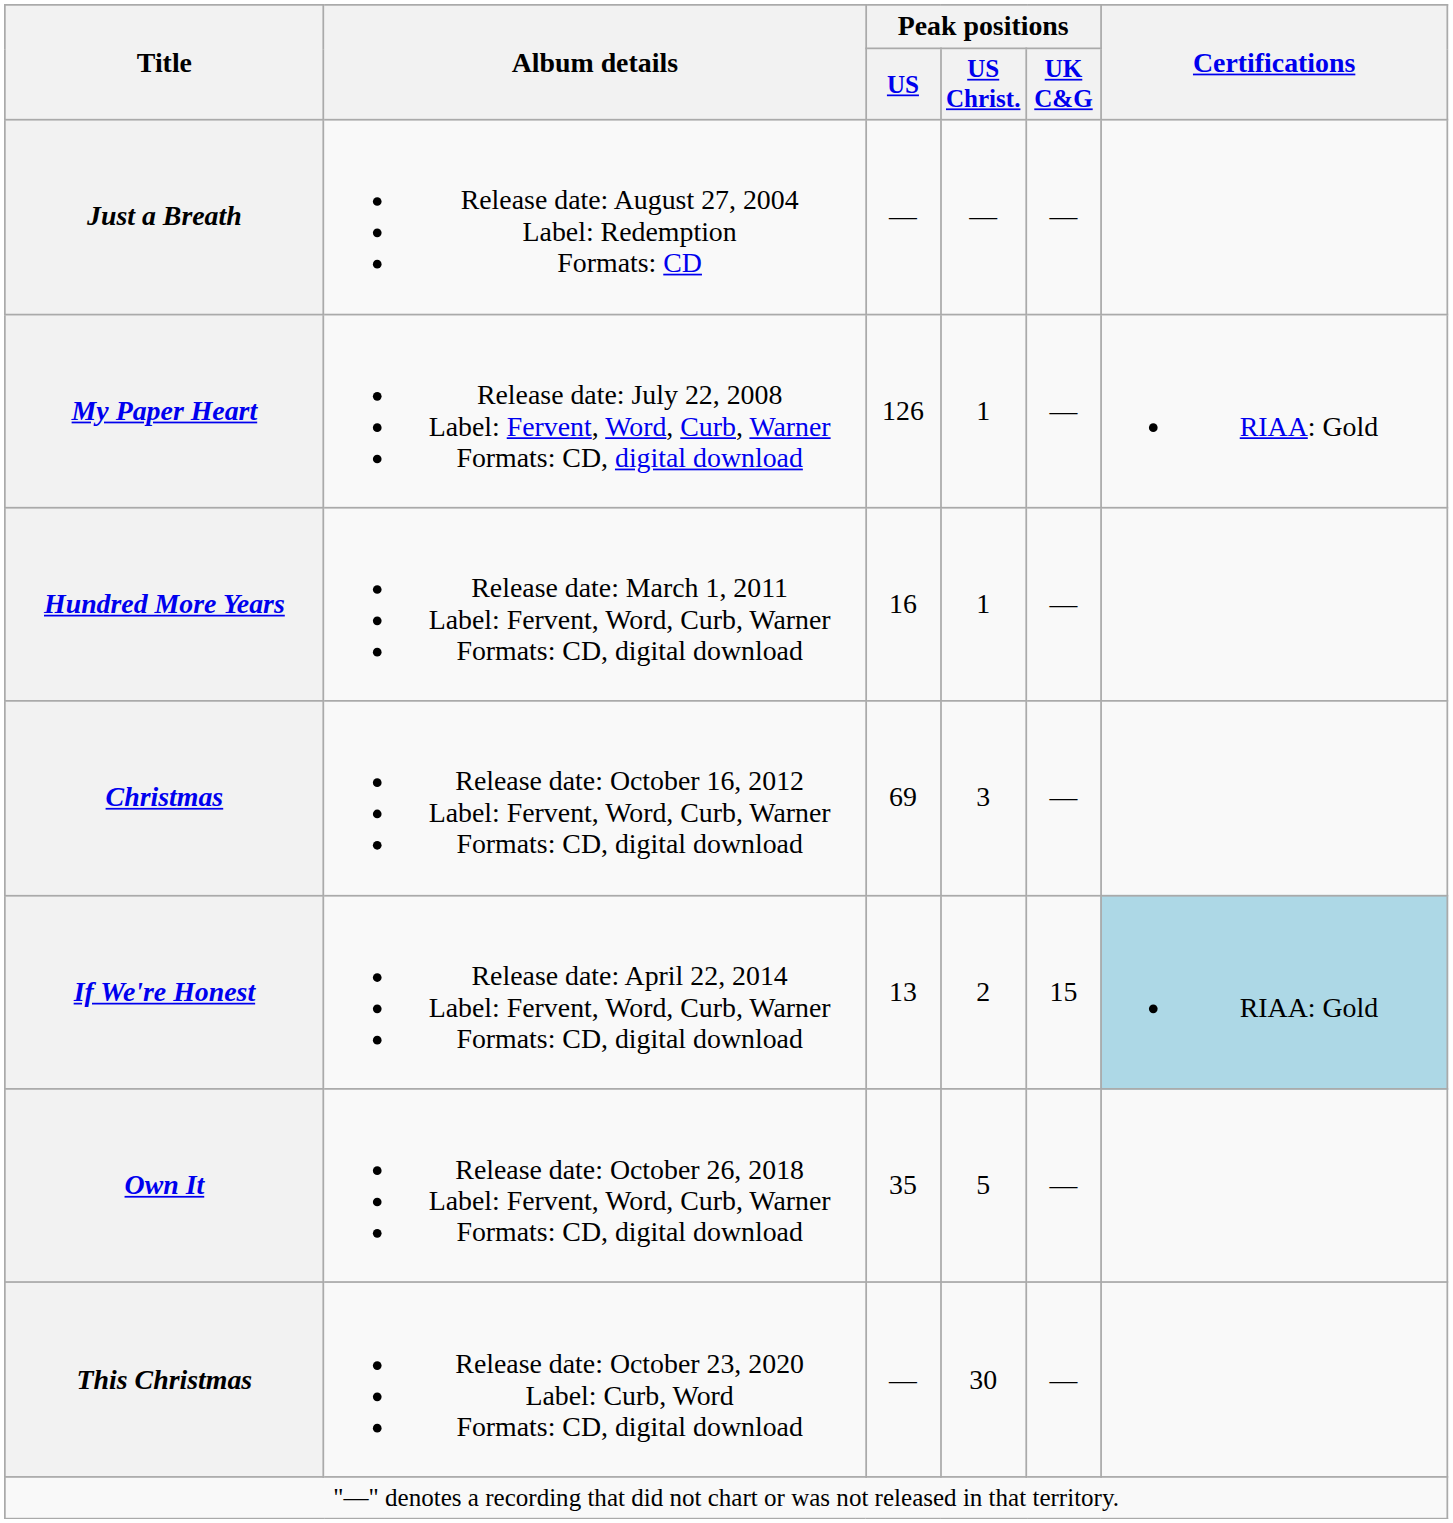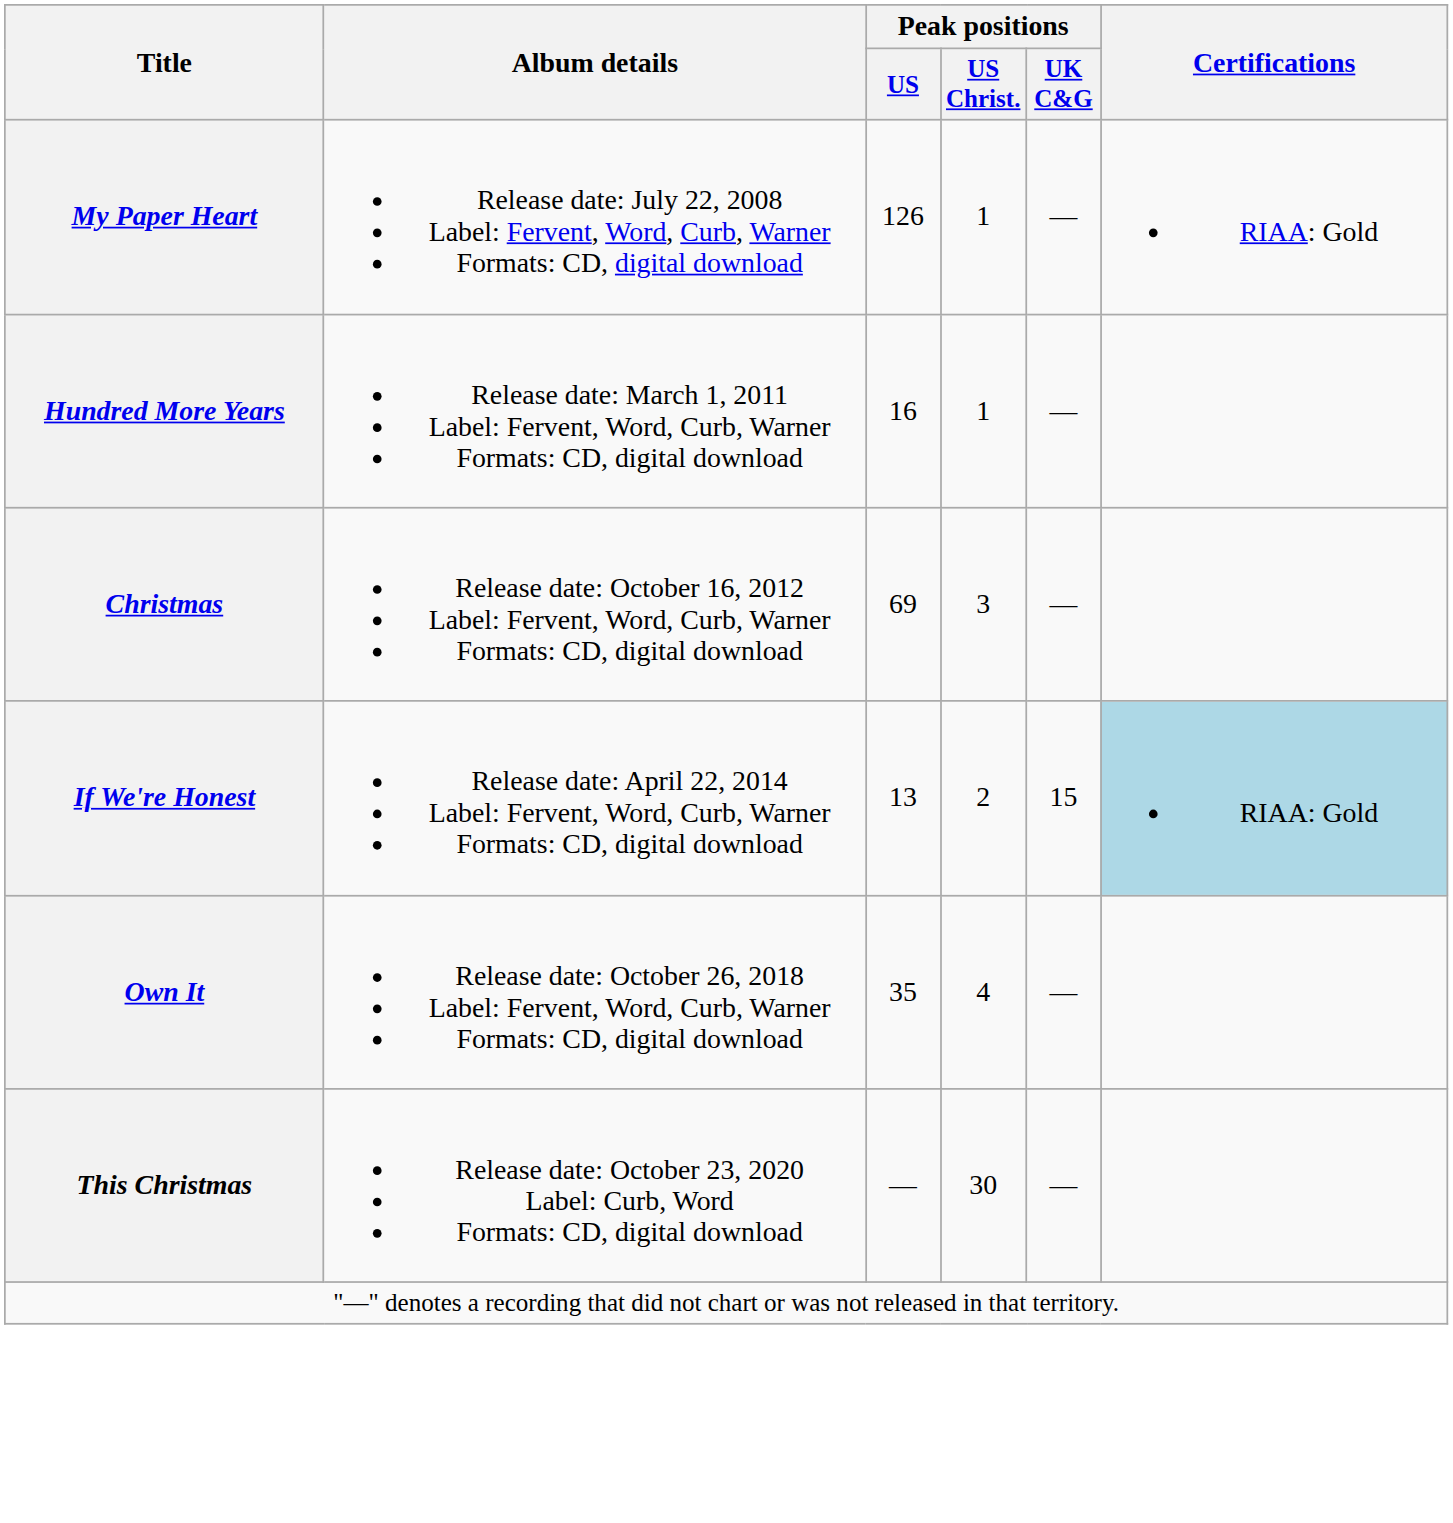- row: (164, 216)
(983, 1185) 5 -> (983, 991) 4
